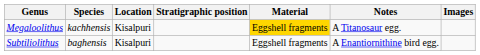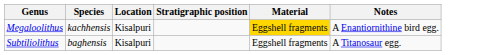- column: (458, 12)
(367, 27) A Titanosaur egg. -> (386, 27) A Enantiornithine bird egg.
(386, 43) A Enantiornithine bird egg. -> (367, 43) A Titanosaur egg.
